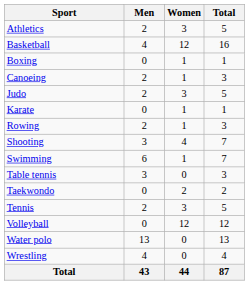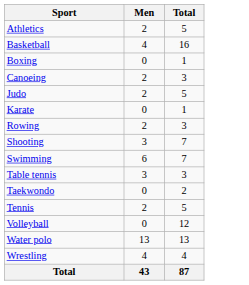- column: (184, 12)
